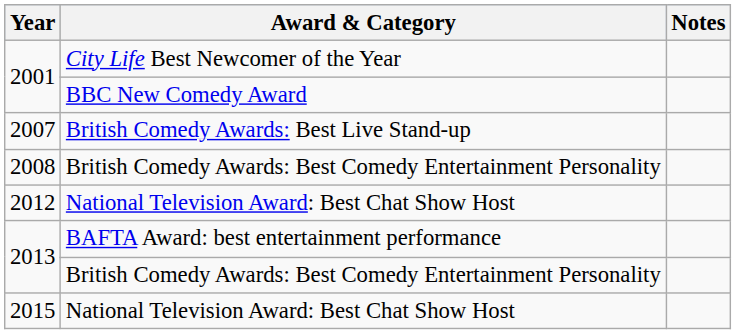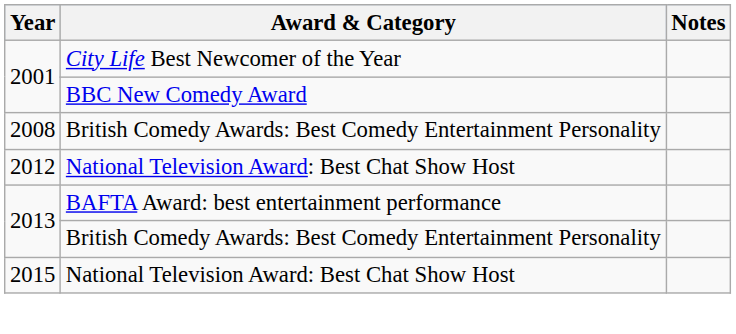- row: (33, 130)
